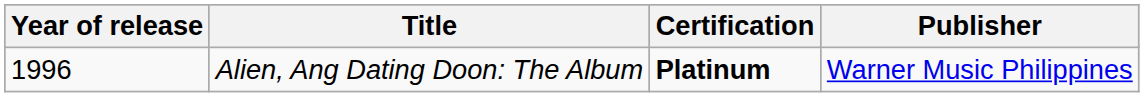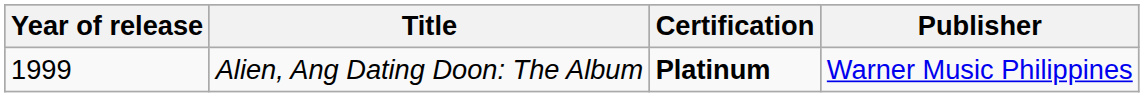(41, 69) 1996 -> (41, 69) 1999
